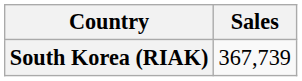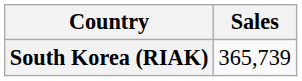(255, 57) 367,739 -> (255, 57) 365,739
